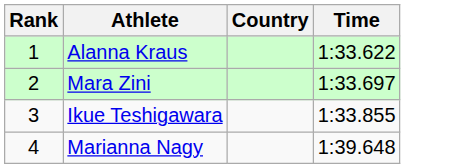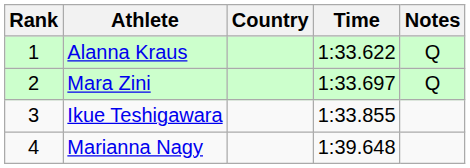+ column: (433, 20)
